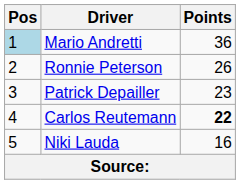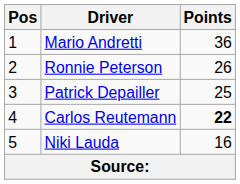(13, 42) lightblue background -> (13, 42) no background
(223, 92) 23 -> (223, 92) 25
